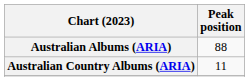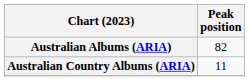(221, 47) 88 -> (221, 47) 82
